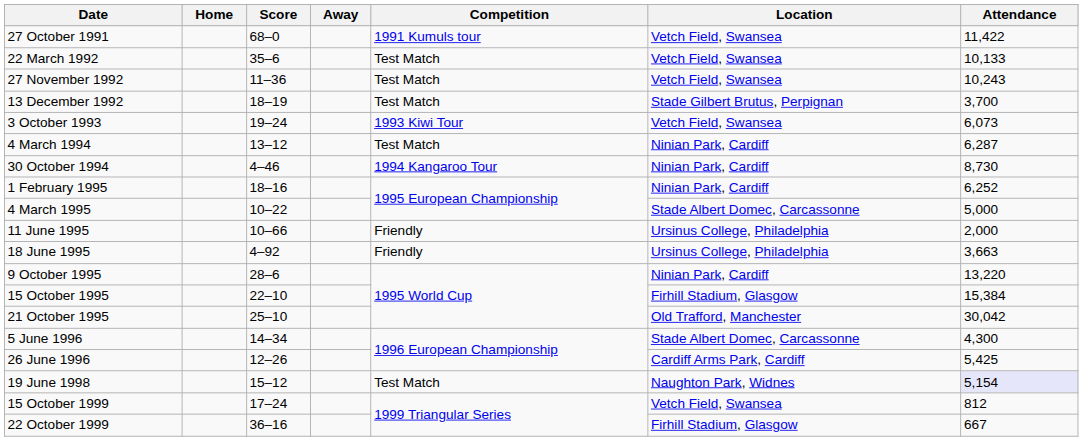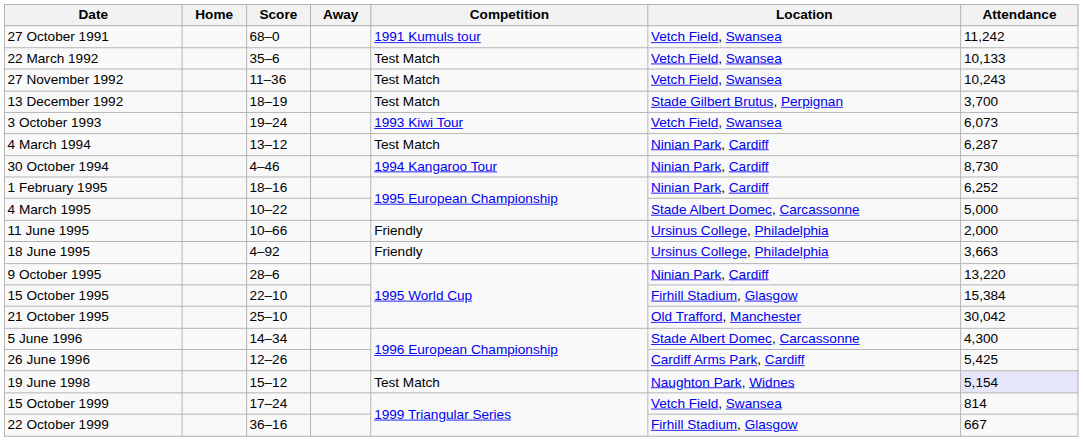(984, 36) 11,422 -> (984, 36) 11,242
(975, 403) 812 -> (975, 403) 814
